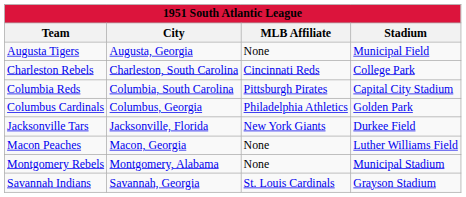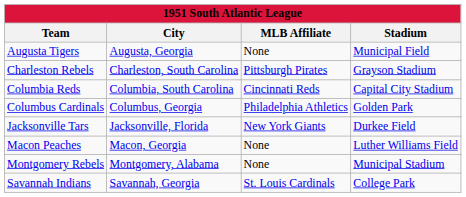(282, 70) Cincinnati Reds -> (285, 70) Pittsburgh Pirates
(384, 70) College Park -> (395, 70) Grayson Stadium
(285, 88) Pittsburgh Pirates -> (282, 88) Cincinnati Reds
(395, 182) Grayson Stadium -> (384, 182) College Park
